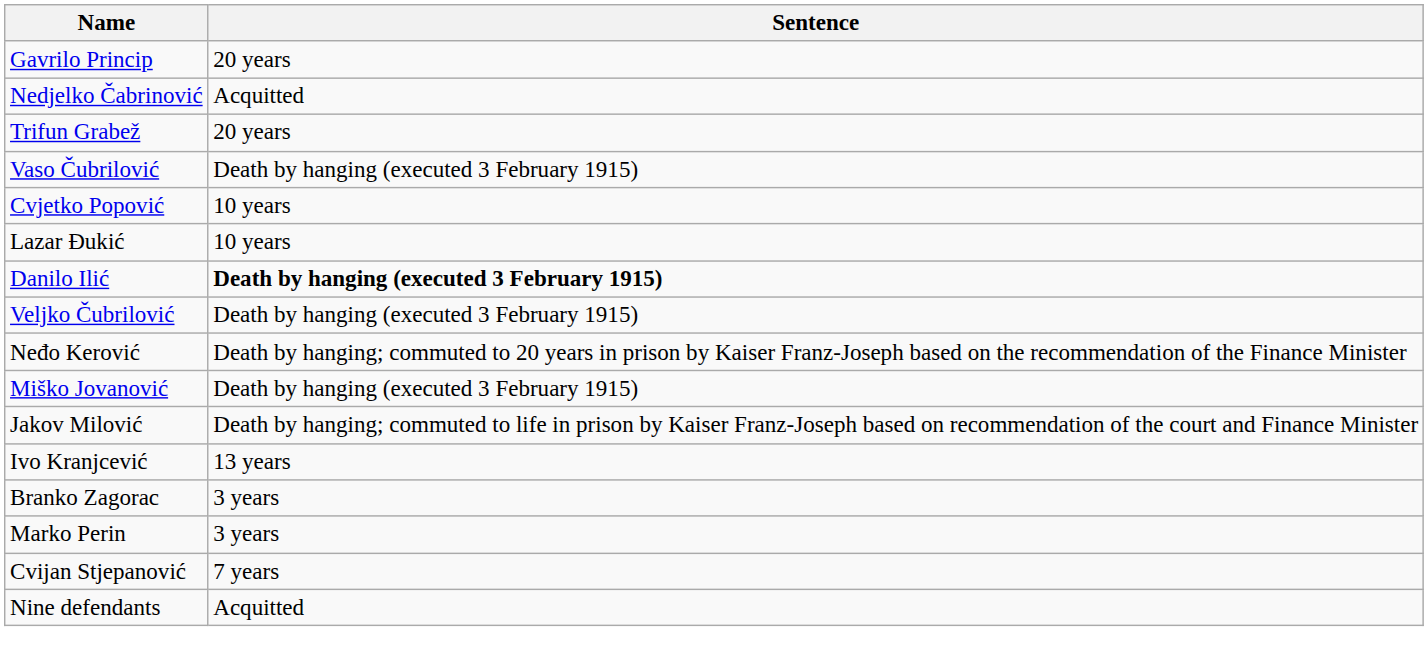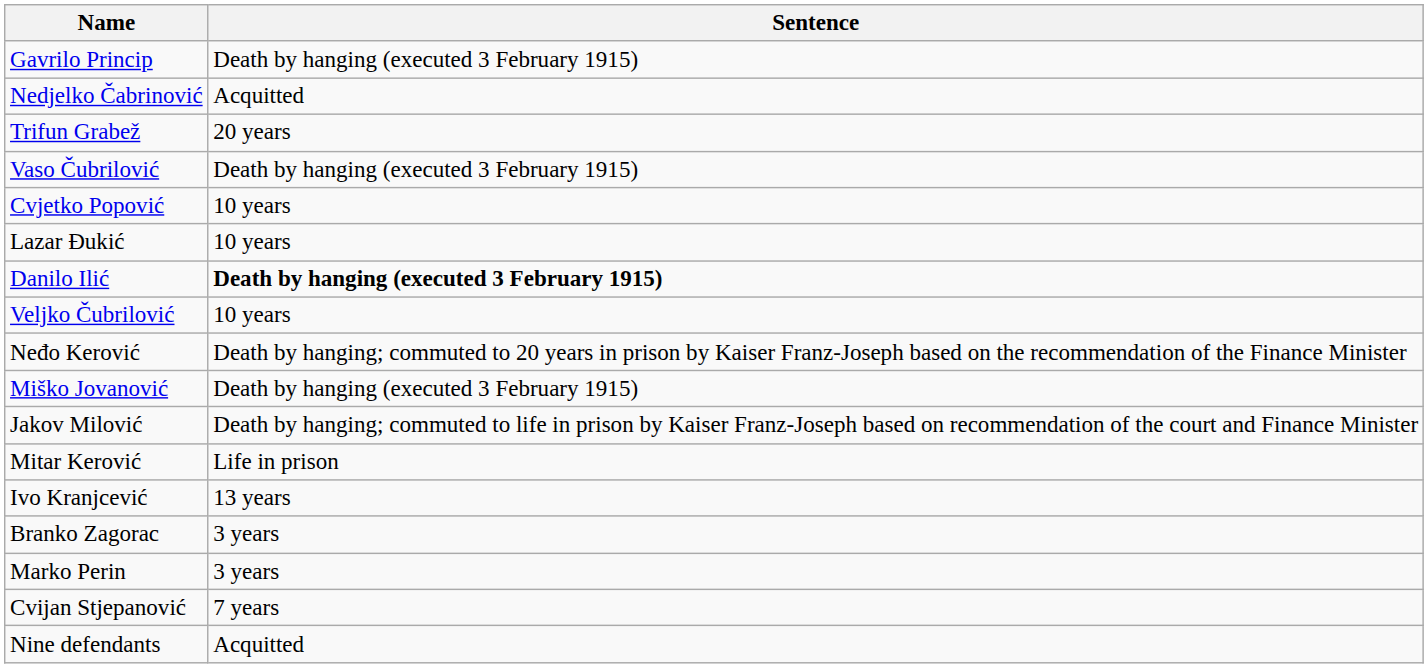(252, 59) 20 years -> (426, 59) Death by hanging (executed 3 February 1915)
(426, 315) Death by hanging (executed 3 February 1915) -> (252, 315) 10 years
+ row: (76, 461)
